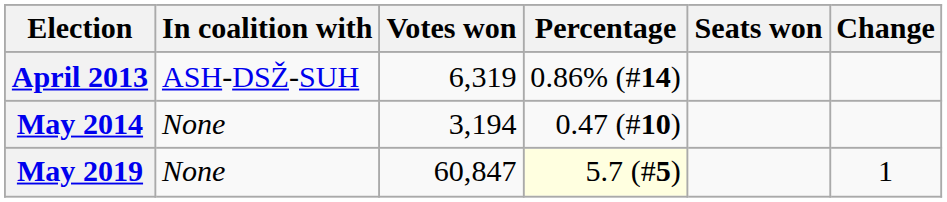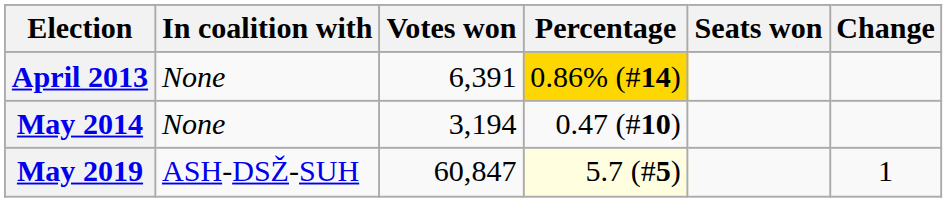(261, 76) ASH-DSŽ-SUH -> (194, 76) None
(483, 76) 6,319 -> (483, 76) 6,391
(606, 76) no background -> (606, 76) gold background
(194, 171) None -> (261, 171) ASH-DSŽ-SUH
